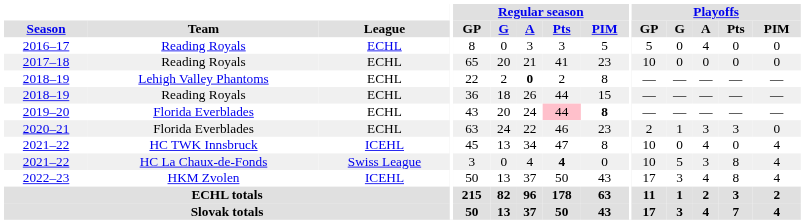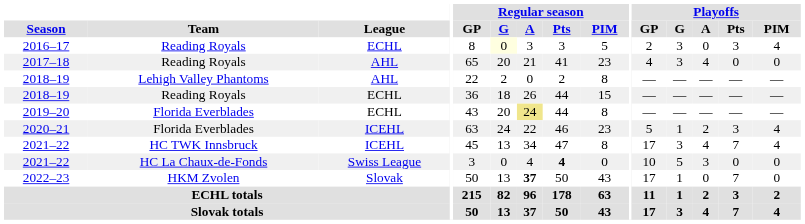(504, 45) no background -> (504, 45) lightyellow background
(649, 45) 5 -> (649, 45) 2
(680, 45) 0 -> (680, 45) 3
(706, 45) 4 -> (706, 45) 0
(736, 45) 0 -> (736, 45) 3
(777, 45) 0 -> (777, 45) 4
(384, 62) ECHL -> (384, 62) AHL
(649, 62) 10 -> (649, 62) 4
(680, 62) 0 -> (680, 62) 3
(706, 62) 0 -> (706, 62) 4
(384, 78) ECHL -> (384, 78) AHL
(530, 78) bold -> (530, 78) normal
(530, 111) no background -> (530, 111) khaki background
(562, 111) pink background -> (562, 111) no background
(605, 111) bold -> (605, 111) normal
(384, 128) ECHL -> (384, 128) ICEHL
(649, 128) 2 -> (649, 128) 5
(706, 128) 3 -> (706, 128) 2
(777, 128) 0 -> (777, 128) 4
(649, 145) 10 -> (649, 145) 17
(680, 145) 0 -> (680, 145) 3
(736, 145) 0 -> (736, 145) 7
(736, 161) 8 -> (736, 161) 0
(777, 161) 4 -> (777, 161) 0
(384, 178) ICEHL -> (384, 178) Slovak
(530, 178) normal -> (530, 178) bold
(680, 178) 3 -> (680, 178) 1
(706, 178) 4 -> (706, 178) 0
(736, 178) 8 -> (736, 178) 7
(777, 178) 4 -> (777, 178) 0
